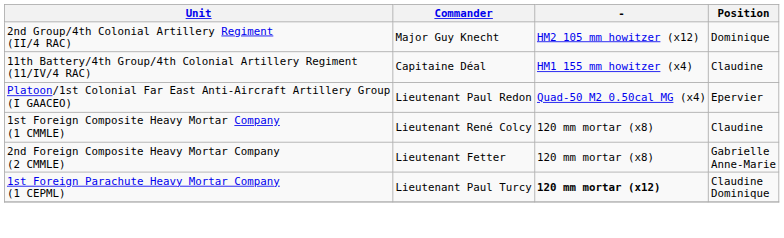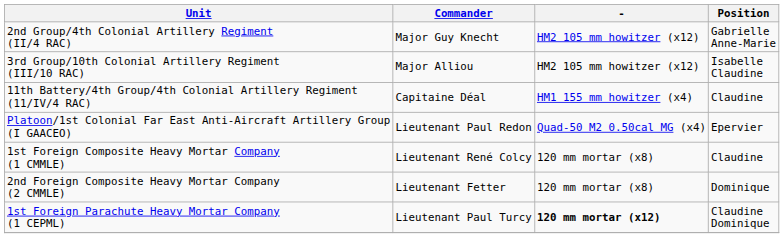(740, 37) Dominique -> (744, 37) Gabrielle Anne-Marie
+ row: (143, 67)
(744, 157) Gabrielle Anne-Marie -> (740, 187) Dominique
